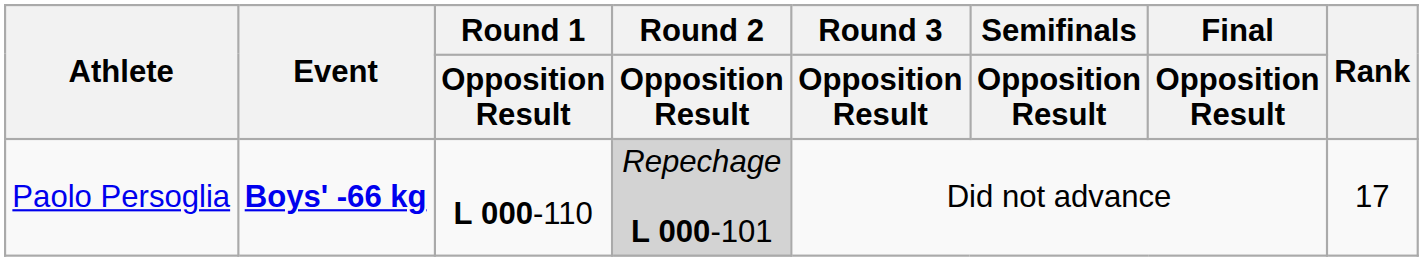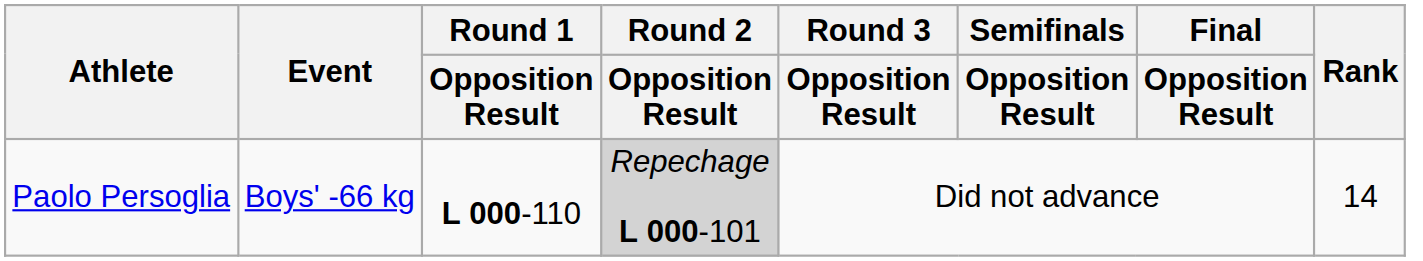(336, 197) bold -> (330, 197) normal
(1372, 197) 17 -> (1360, 197) 14
